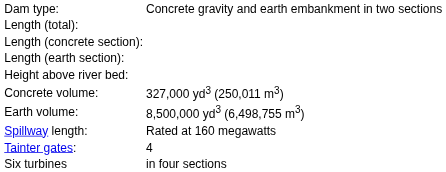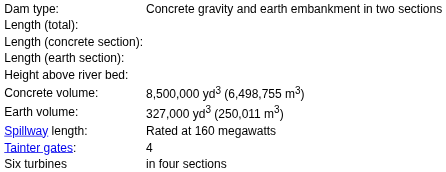(215, 93) 327,000 yd3 (250,011 m3) -> (225, 93) 8,500,000 yd3 (6,498,755 m3)
(225, 112) 8,500,000 yd3 (6,498,755 m3) -> (215, 112) 327,000 yd3 (250,011 m3)
